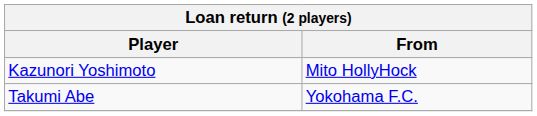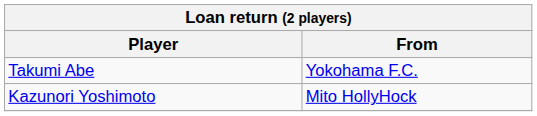rows swapped: (51, 96) <-> (82, 70)
